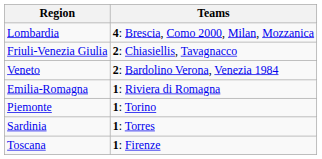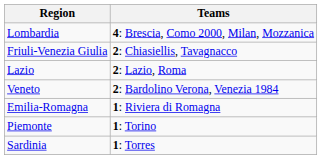+ row: (21, 70)
- row: (26, 145)
